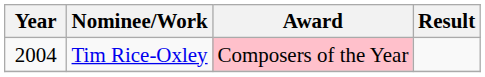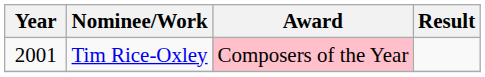(36, 54) 2004 -> (36, 54) 2001
